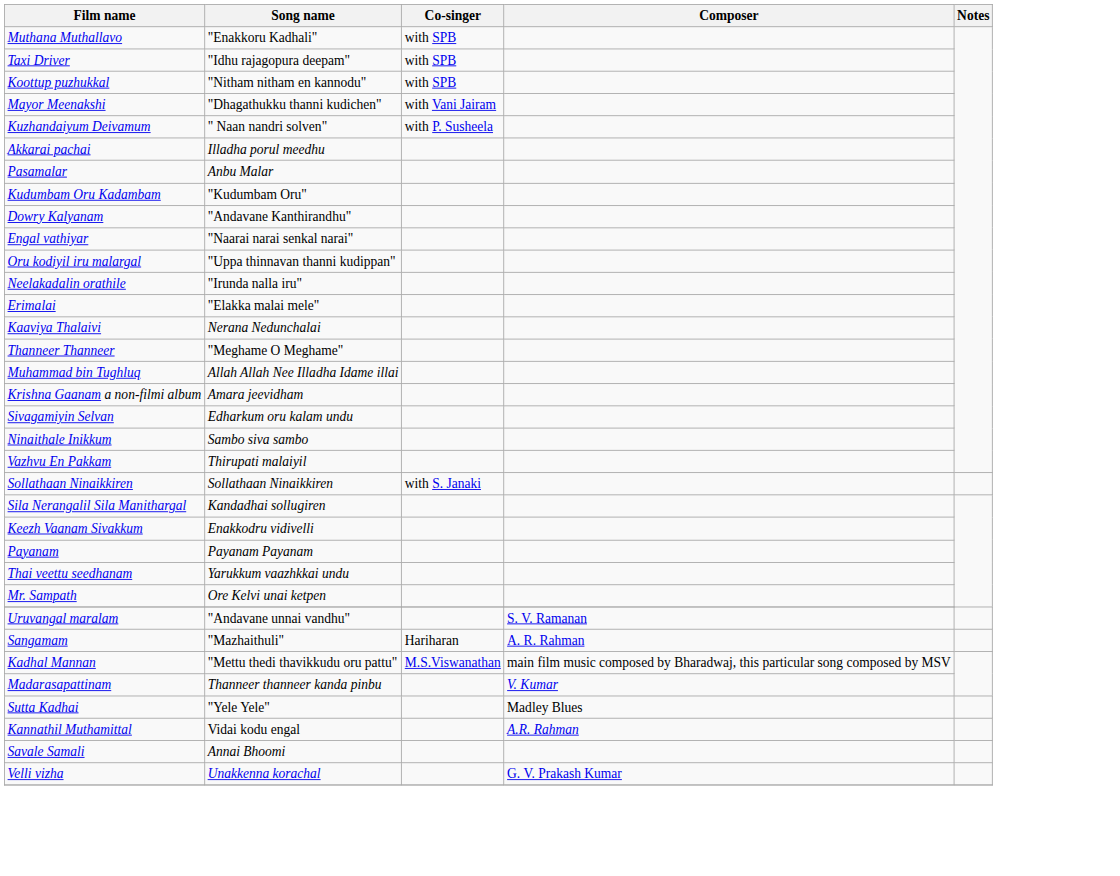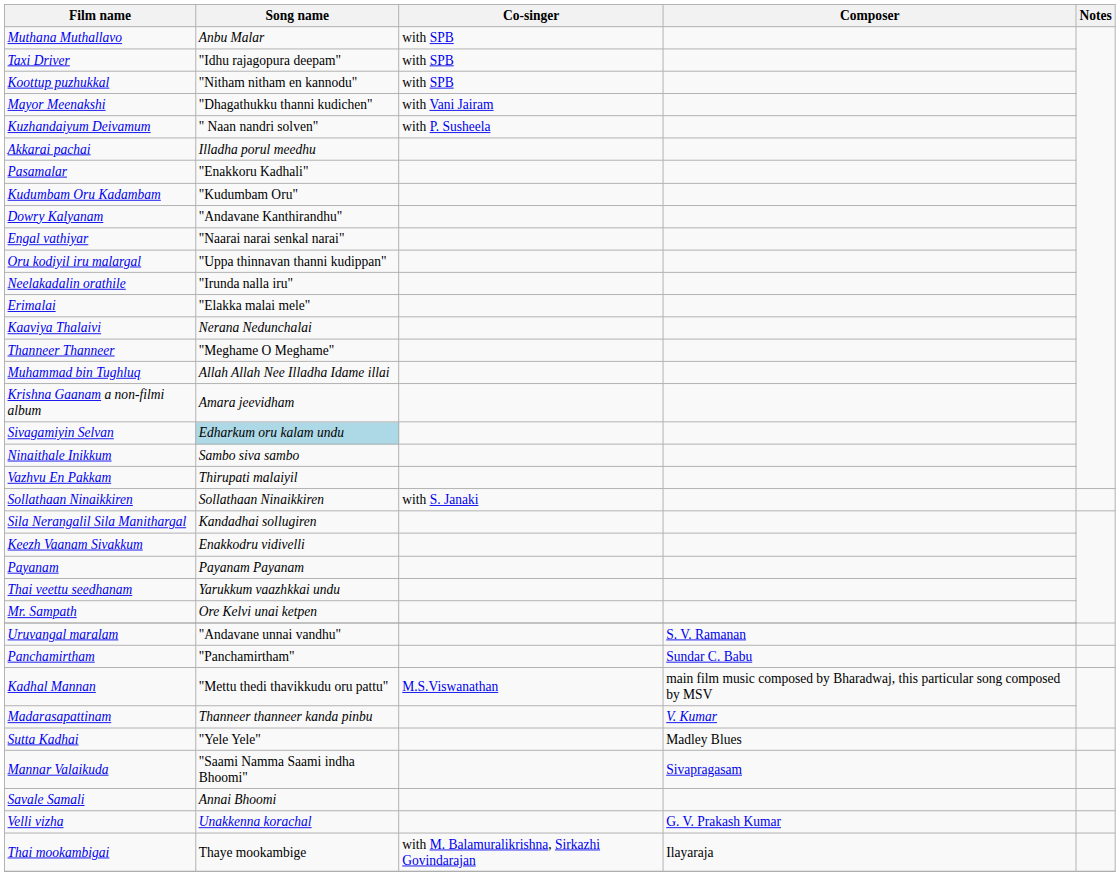(263, 38) "Enakkoru Kadhali" -> (231, 38) Anbu Malar
(240, 171) Anbu Malar -> (254, 171) "Enakkoru Kadhali"
(280, 417) no background -> (271, 433) lightblue background
- row: (38, 640)
+ row: (51, 656)
- row: (70, 729)
+ row: (58, 769)
+ row: (58, 852)
